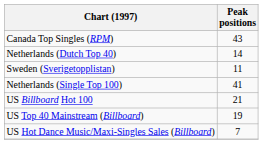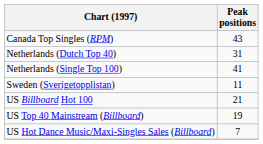(238, 54) 14 -> (238, 54) 31
rows swapped: (64, 85) <-> (61, 69)
